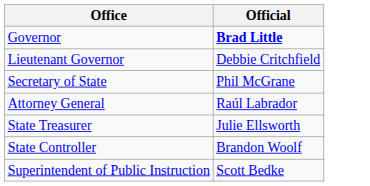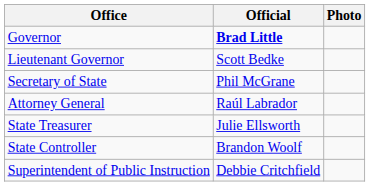+ column: (344, 15)
(268, 59) Debbie Critchfield -> (250, 59) Scott Bedke
(250, 170) Scott Bedke -> (268, 170) Debbie Critchfield
